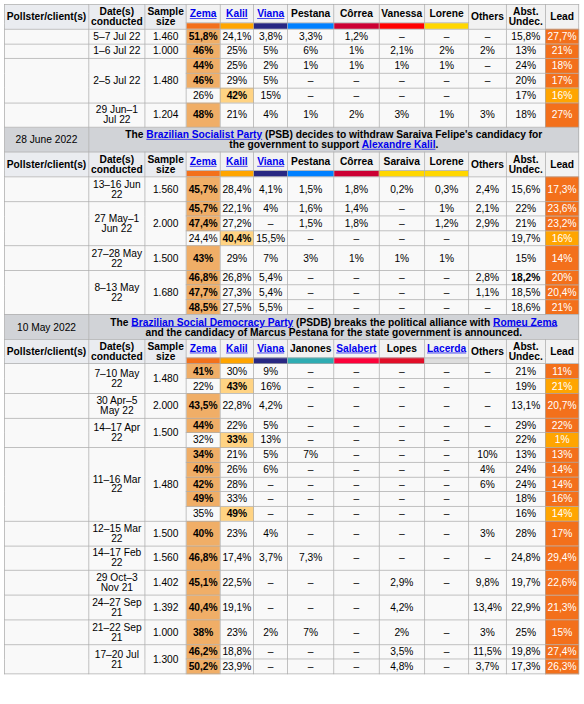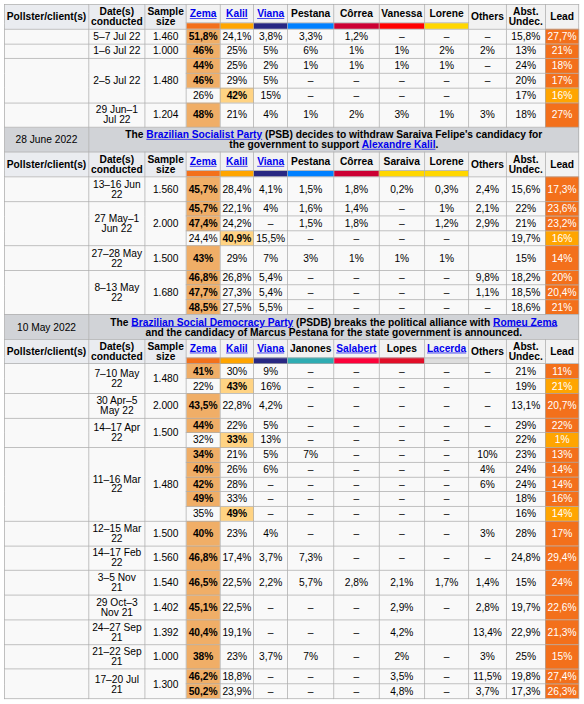(402, 52) 2,1% -> (402, 52) 1%
(237, 224) 27,2% -> (237, 224) 24,2%
(237, 239) 40,4% -> (237, 239) 40,9%
(487, 278) 2,8% -> (487, 278) 9,8%
(526, 278) bold -> (526, 278) normal
(526, 455) 13% -> (526, 455) 23%
+ row: (117, 583)
(487, 583) 9,8% -> (487, 608) 2,8%
(271, 632) 2% -> (271, 657) 3,7%
